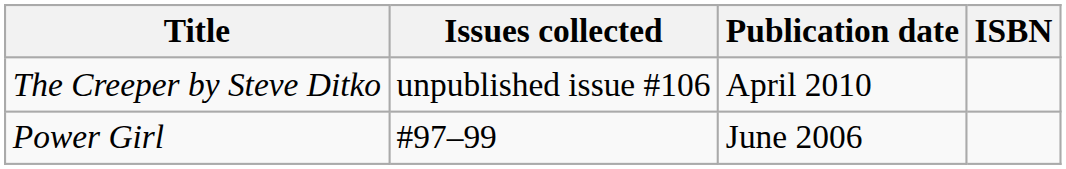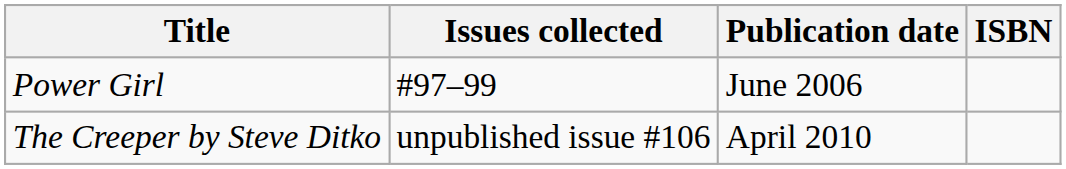rows swapped: (88, 137) <-> (197, 84)
